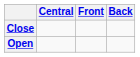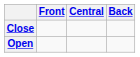columns swapped: (91, 12) <-> (56, 12)
